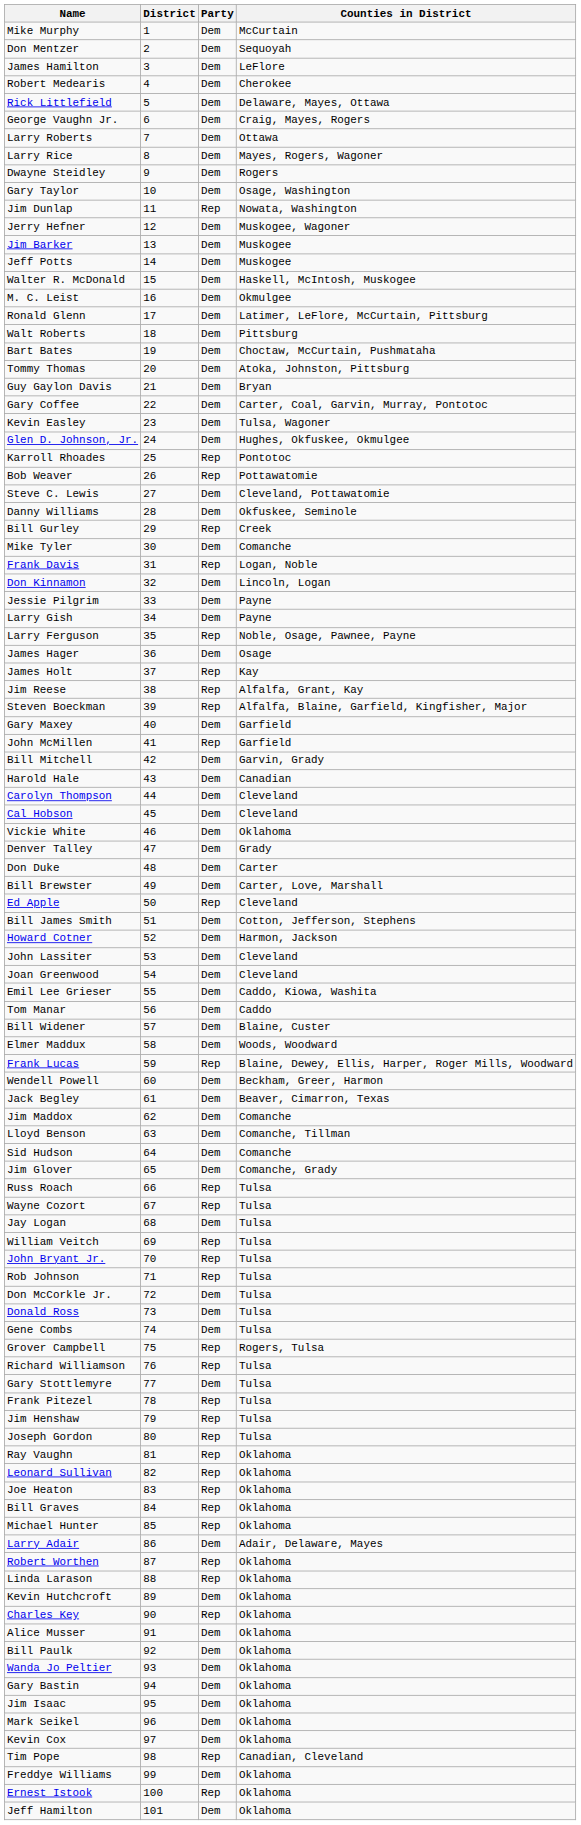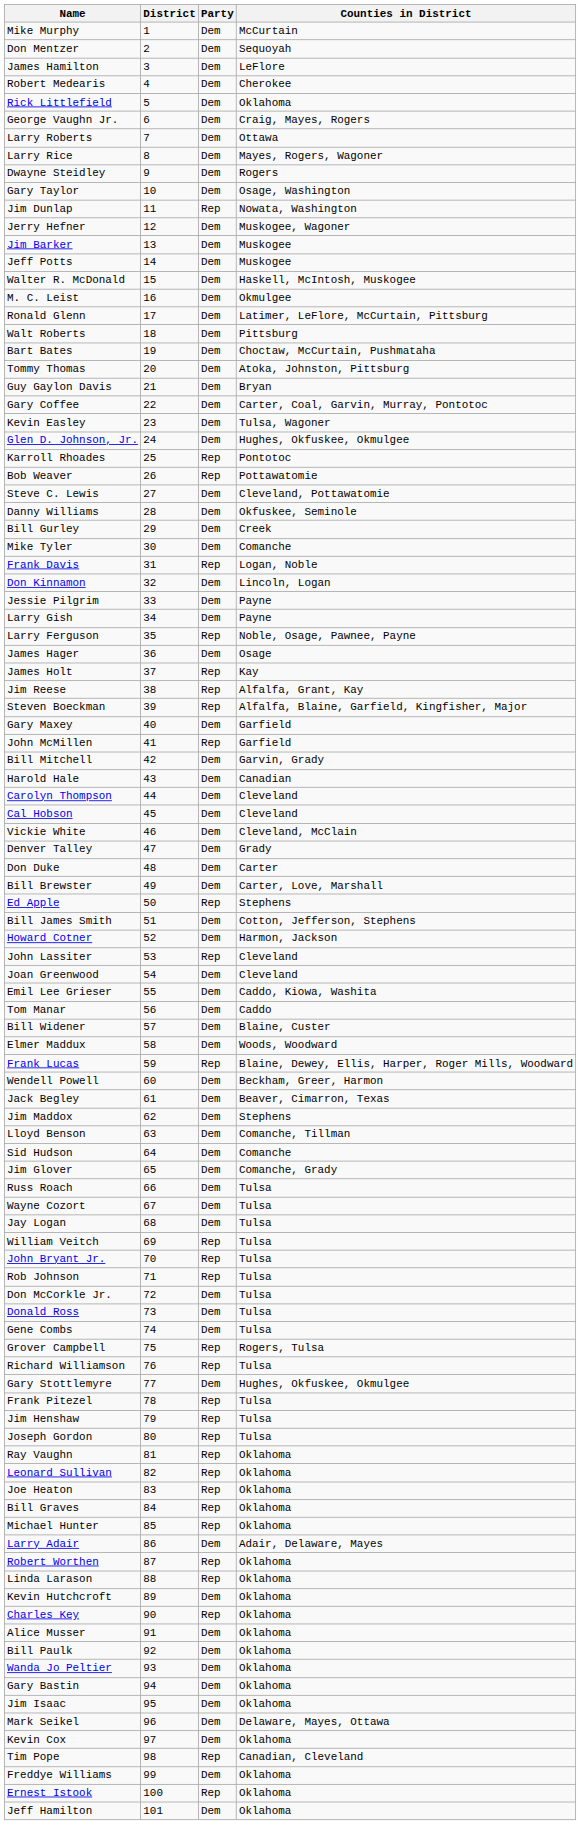(314, 102) Delaware, Mayes, Ottawa -> (265, 102) Oklahoma
(211, 529) Rep -> (211, 529) Dem
(265, 832) Oklahoma -> (298, 832) Cleveland, McClain
(268, 903) Cleveland -> (265, 903) Stephens
(211, 957) Dem -> (211, 957) Rep
(265, 1117) Comanche -> (265, 1117) Stephens
(211, 1188) Rep -> (211, 1188) Dem
(211, 1206) Rep -> (211, 1206) Dem
(255, 1384) Tulsa -> (324, 1384) Hughes, Okfuskee, Okmulgee
(265, 1722) Oklahoma -> (314, 1722) Delaware, Mayes, Ottawa
